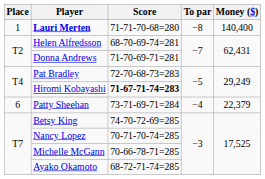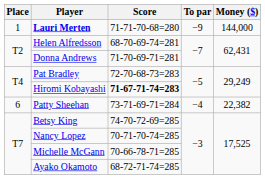(197, 27) −8 -> (197, 27) −9
(237, 27) 140,400 -> (237, 27) 144,000
(237, 105) 22,379 -> (237, 105) 22,382
